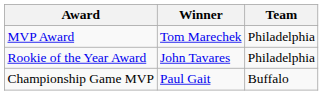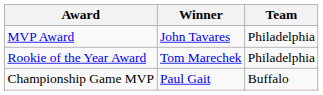(201, 36) Tom Marechek -> (195, 36) John Tavares
(195, 57) John Tavares -> (201, 57) Tom Marechek
